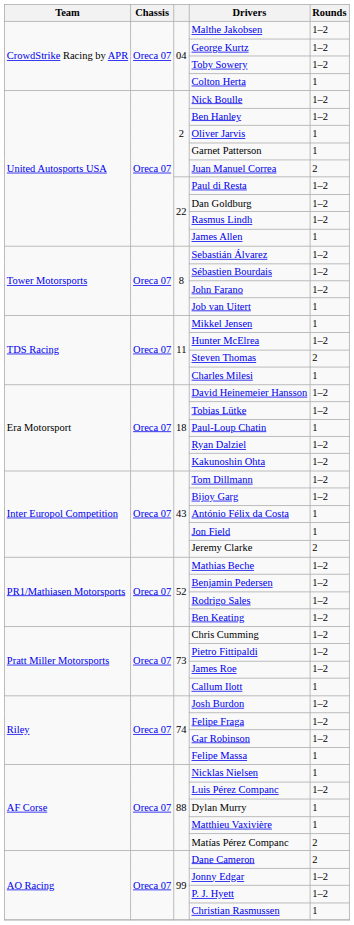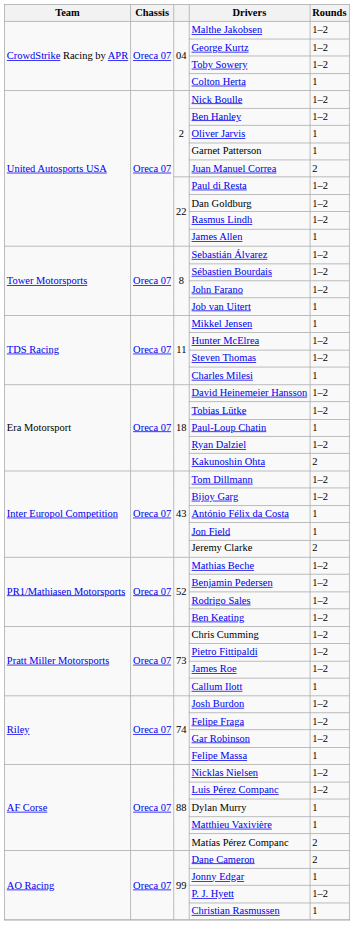(315, 358) 2 -> (320, 358) 1–2
(320, 461) 1–2 -> (315, 461) 2
(315, 772) 1 -> (320, 772) 1–2
(320, 876) 1–2 -> (315, 876) 1
